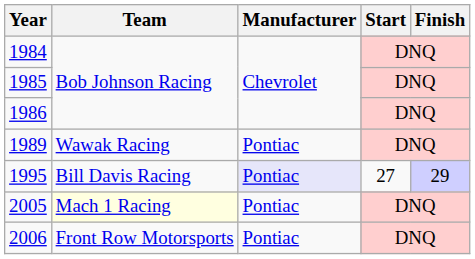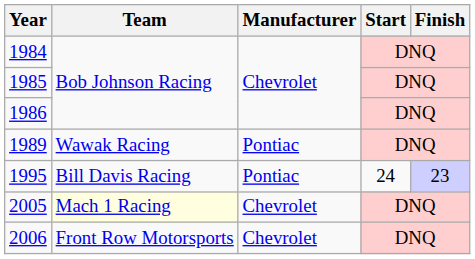(271, 176) lavender background -> (271, 176) no background
(386, 176) 27 -> (386, 176) 24
(440, 176) 29 -> (440, 176) 23
(271, 207) Pontiac -> (280, 207) Chevrolet
(271, 238) Pontiac -> (280, 238) Chevrolet
